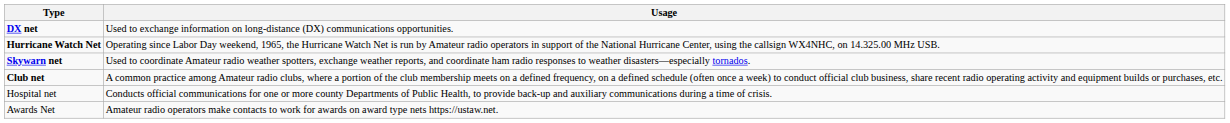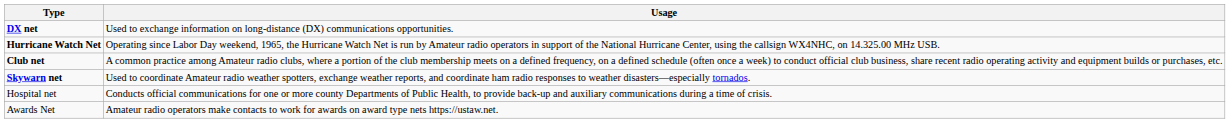rows swapped: (34, 61) <-> (26, 77)
